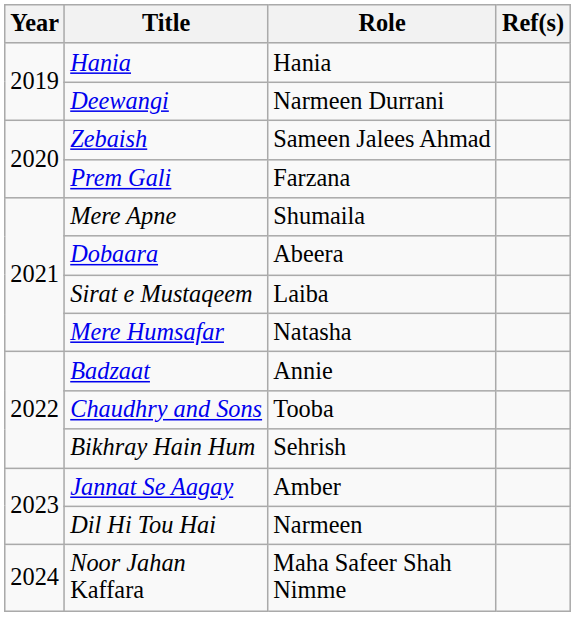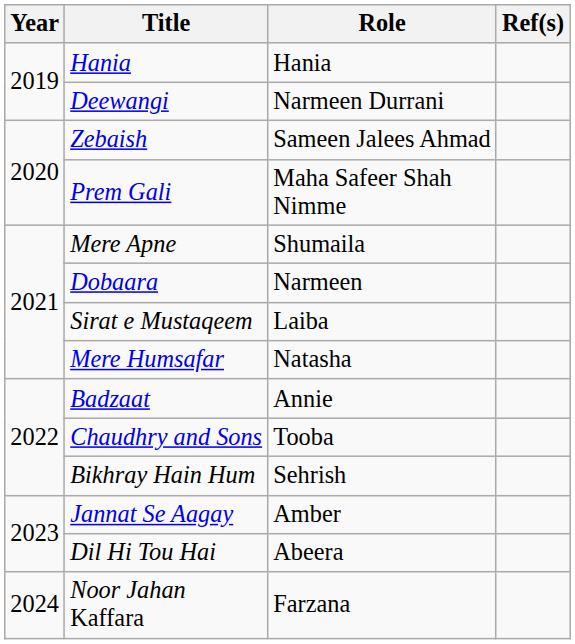(312, 178) Farzana -> (362, 191) Maha Safeer Shah Nimme
(308, 255) Abeera -> (318, 282) Narmeen
(318, 525) Narmeen -> (308, 552) Abeera
(362, 577) Maha Safeer Shah Nimme -> (312, 604) Farzana
